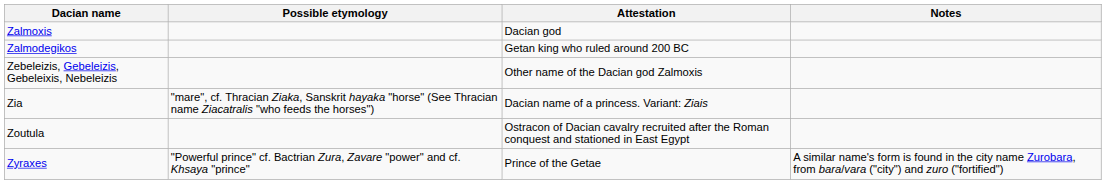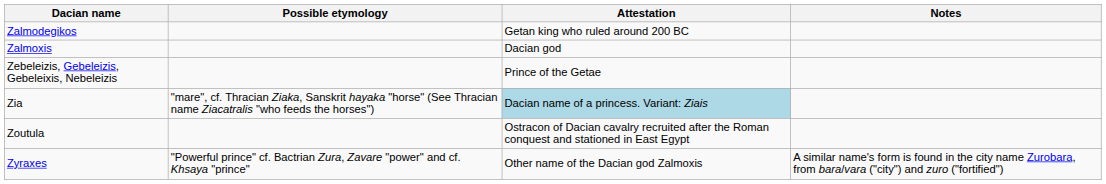rows swapped: (29, 31) <-> (42, 48)
(603, 72) Other name of the Dacian god Zalmoxis -> (553, 72) Prince of the Getae
(606, 103) no background -> (606, 103) lightblue background
(553, 164) Prince of the Getae -> (603, 164) Other name of the Dacian god Zalmoxis
